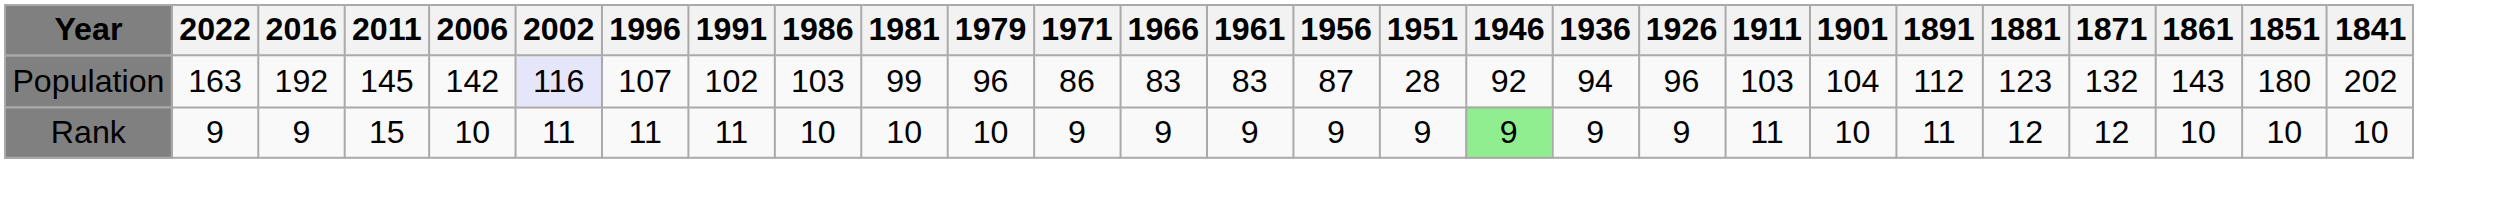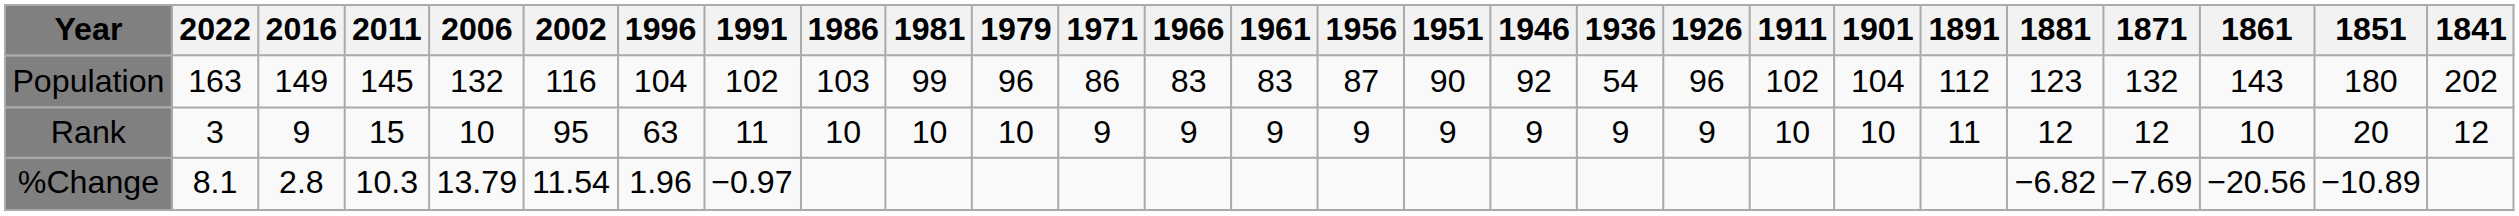(301, 81) 192 -> (301, 81) 149
(472, 81) 142 -> (477, 81) 132
(559, 81) lavender background -> (571, 81) no background
(645, 81) 107 -> (661, 81) 104
(1422, 81) 28 -> (1448, 81) 90
(1595, 81) 94 -> (1620, 81) 54
(1767, 81) 103 -> (1792, 81) 102
(215, 132) 9 -> (215, 132) 3
(559, 132) 11 -> (571, 132) 95
(645, 132) 11 -> (661, 132) 63
(1509, 132) lightgreen background -> (1534, 132) no background
(1767, 132) 11 -> (1792, 132) 10
(2284, 132) 10 -> (2371, 132) 20
(2371, 132) 10 -> (2471, 132) 12
+ row: (88, 183)
